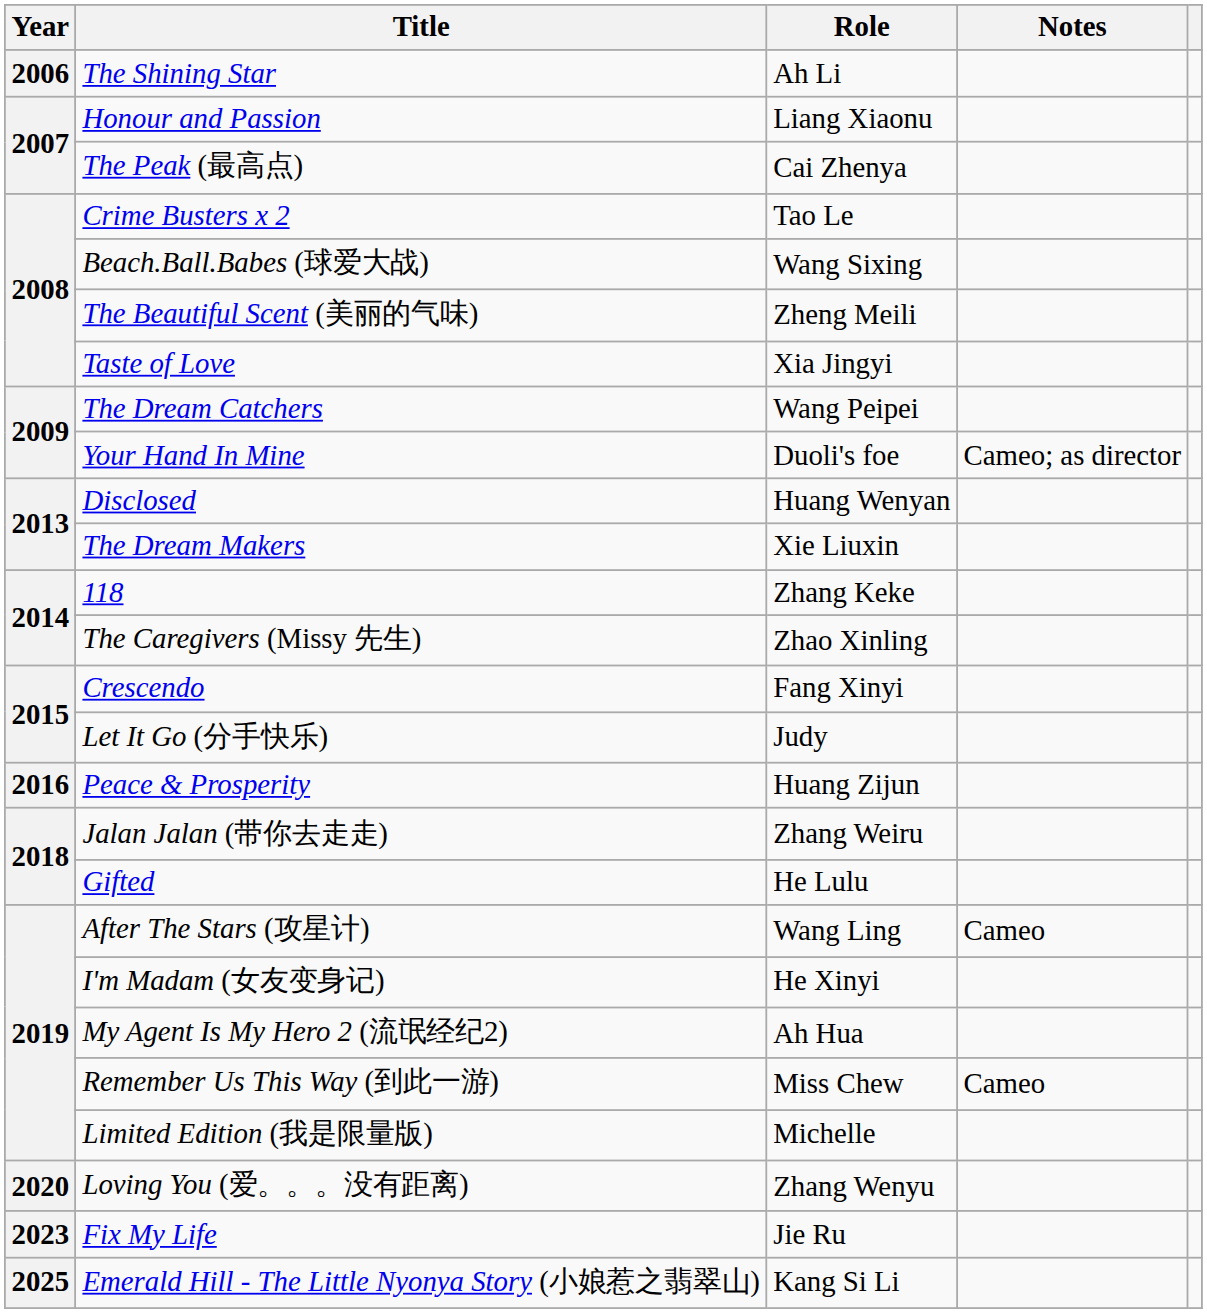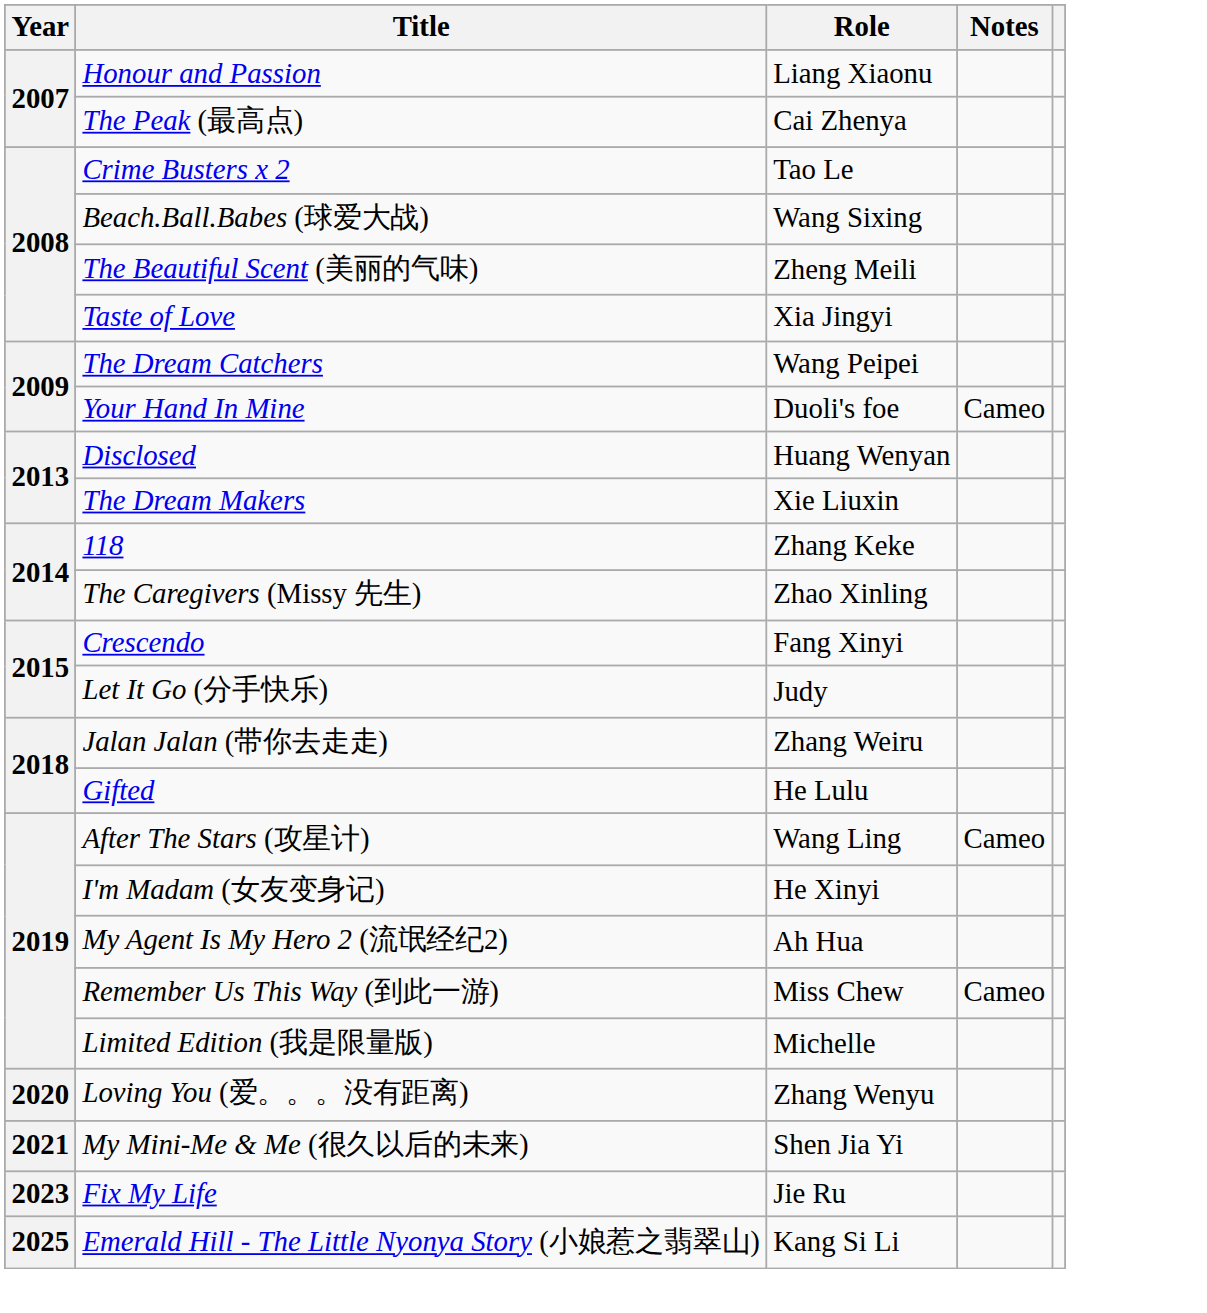- row: (179, 73)
(1072, 454) Cameo; as director -> (1004, 408) Cameo
- row: (196, 785)
+ row: (306, 1144)
